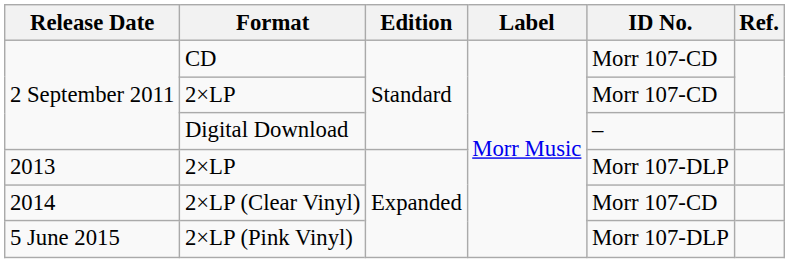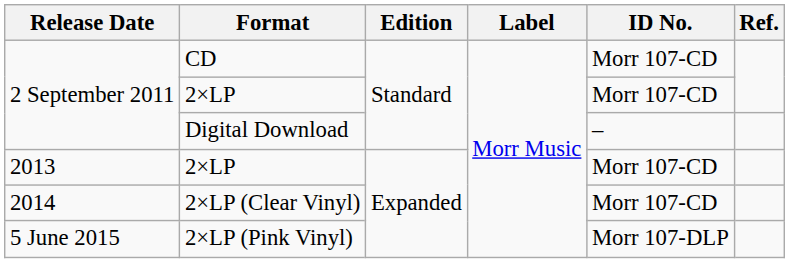(660, 166) Morr 107-DLP -> (655, 166) Morr 107-CD
